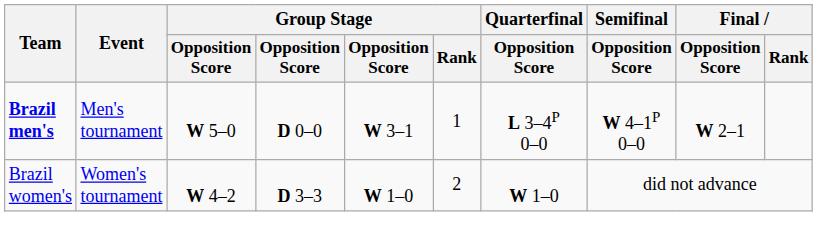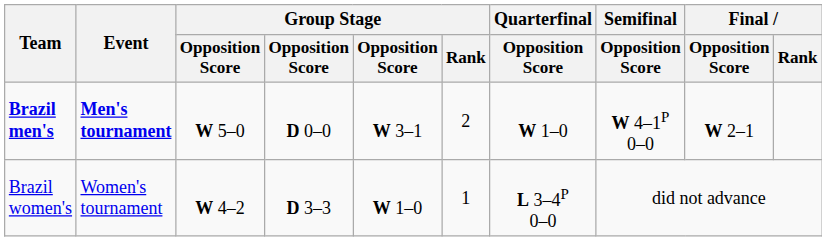(121, 121) normal -> (126, 121) bold
(457, 121) 1 -> (466, 121) 2
(534, 131) L 3–4P 0–0 -> (543, 131) W 1–0
(457, 185) 2 -> (466, 198) 1
(534, 195) W 1–0 -> (543, 208) L 3–4P 0–0
